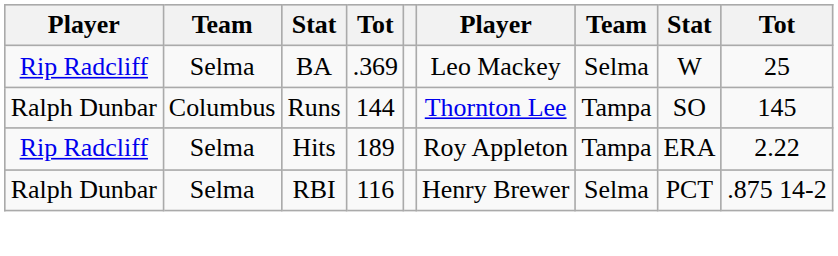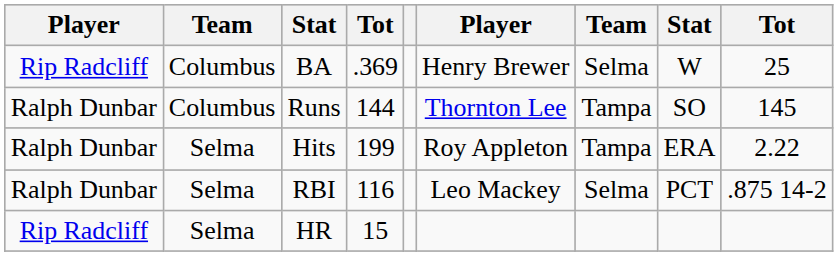(222, 66) Selma -> (222, 66) Columbus
(496, 66) Leo Mackey -> (496, 66) Henry Brewer
(84, 148) Rip Radcliff -> (84, 148) Ralph Dunbar
(375, 148) 189 -> (375, 148) 199
(496, 189) Henry Brewer -> (496, 189) Leo Mackey
+ row: (314, 230)
